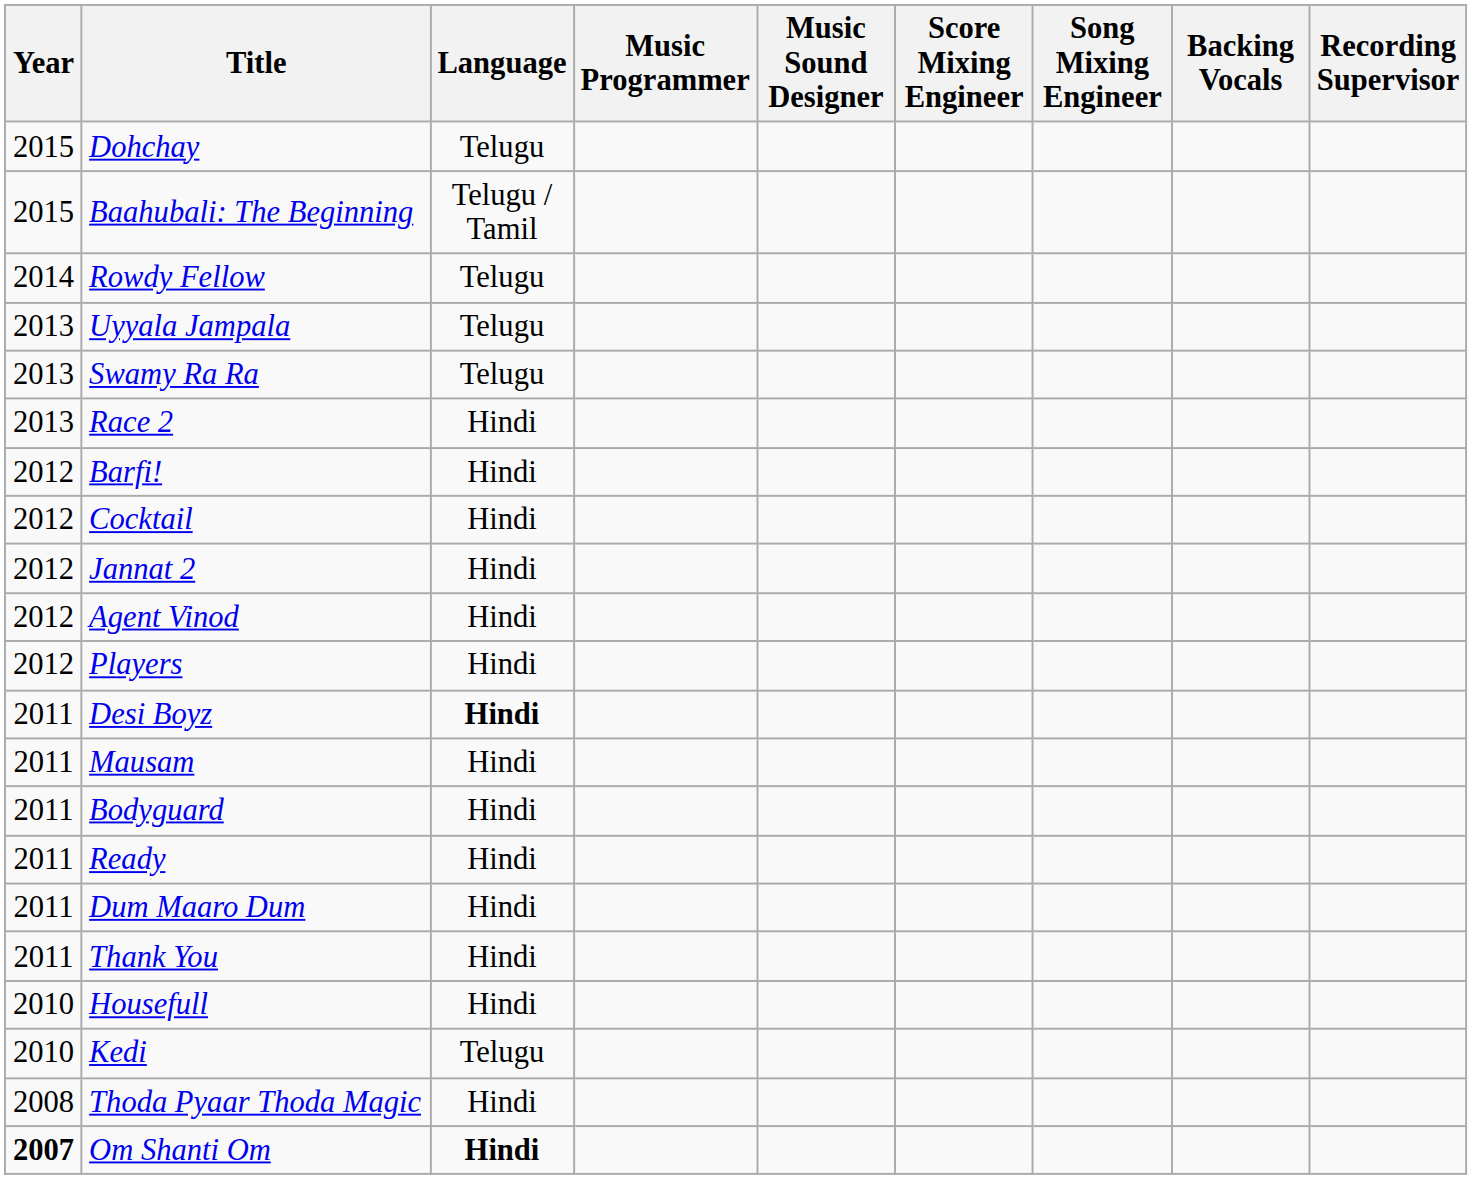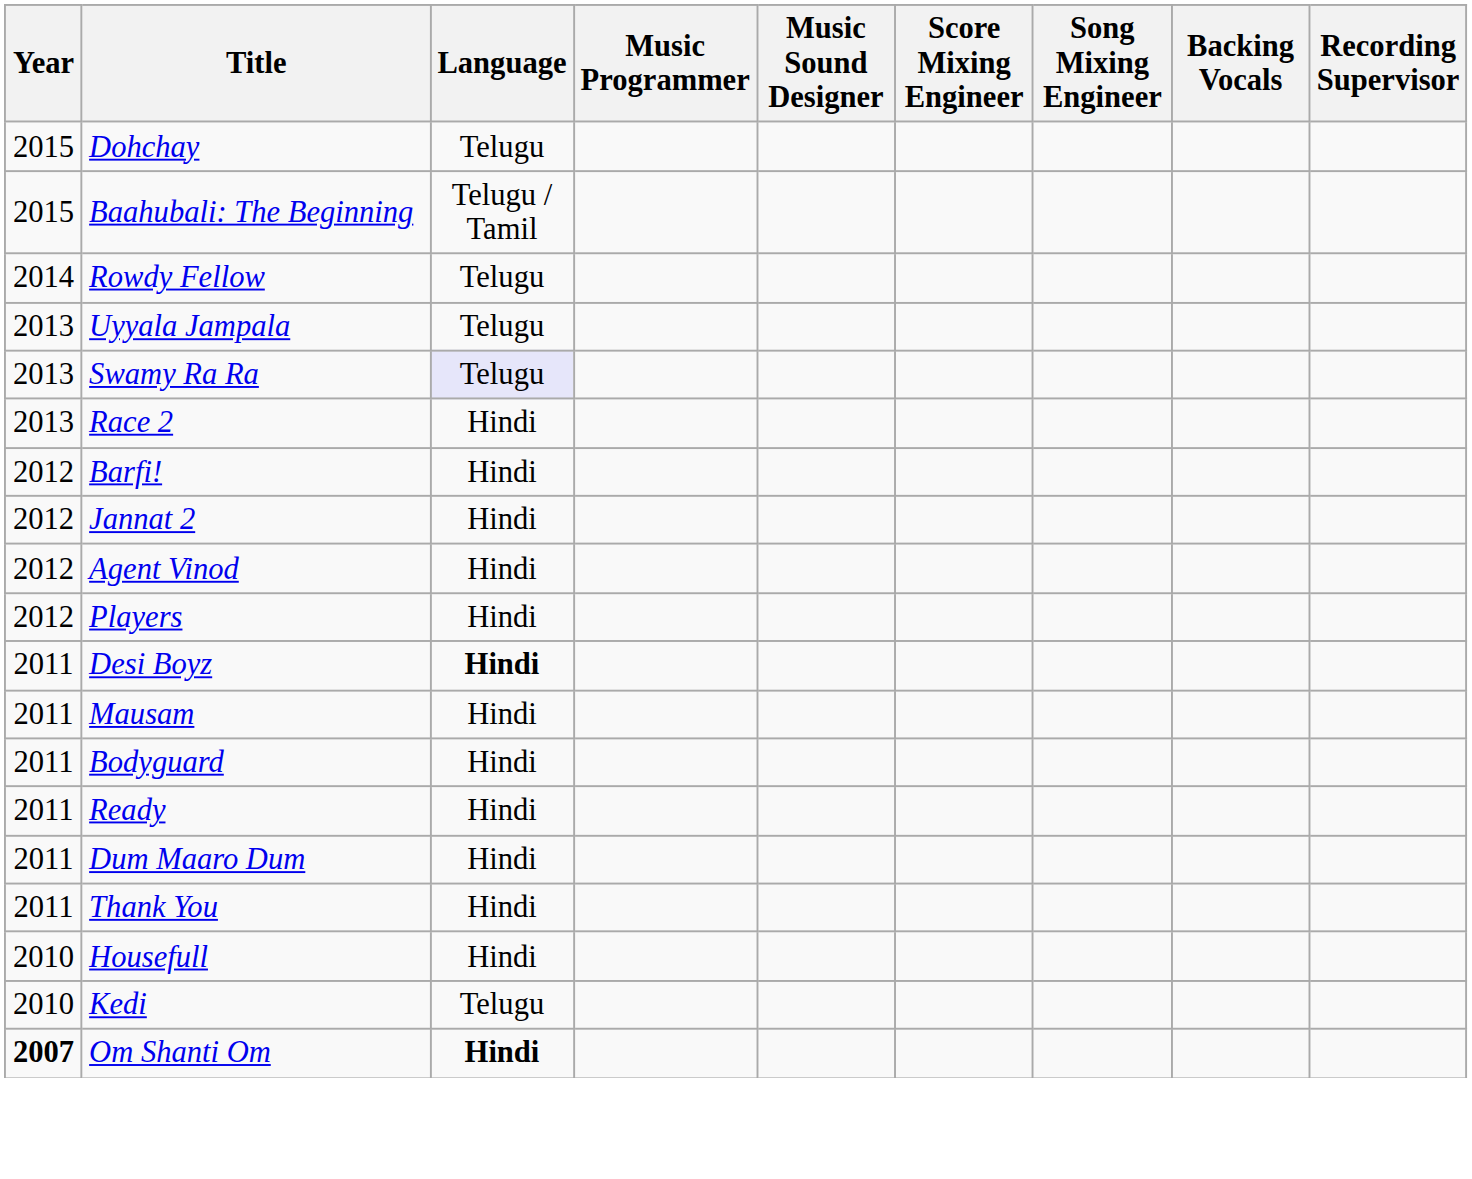(502, 374) no background -> (502, 374) lavender background
- row: (141, 519)
- row: (255, 1101)
